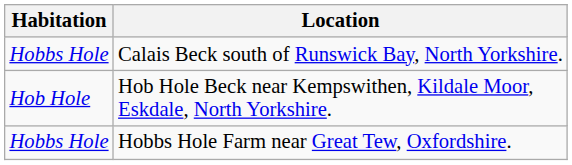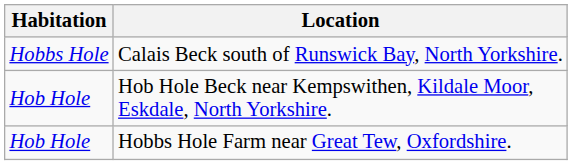(59, 142) Hobbs Hole -> (50, 142) Hob Hole
